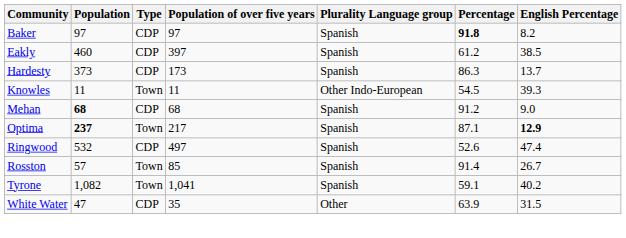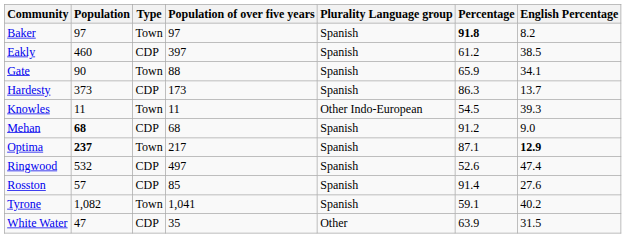(147, 33) CDP -> (149, 33) Town
+ row: (18, 71)
(149, 166) Town -> (147, 185) CDP
(531, 166) 26.7 -> (531, 185) 27.6
